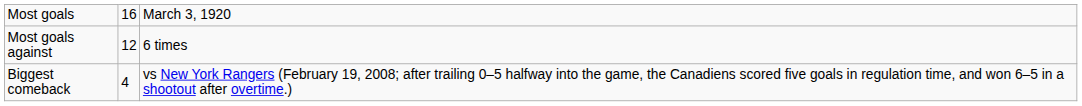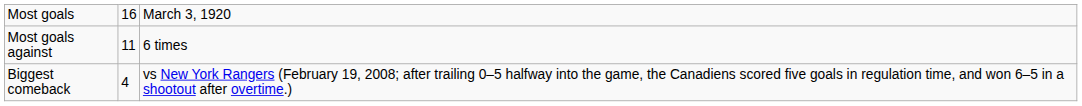(129, 44) 12 -> (128, 44) 11
